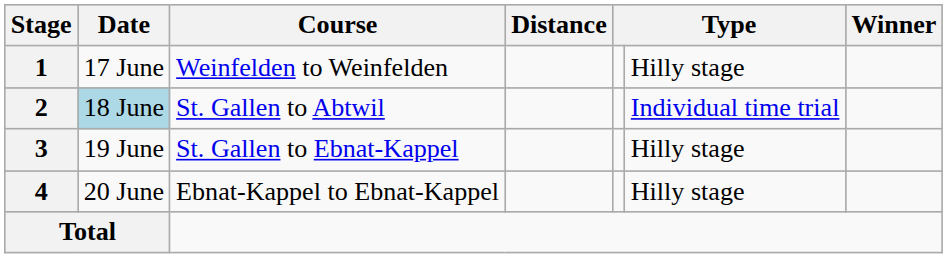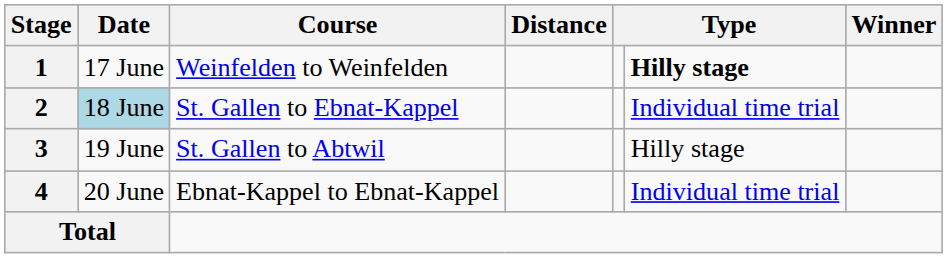(688, 66) normal -> (690, 66) bold
(280, 107) St. Gallen to Abtwil -> (317, 107) St. Gallen to Ebnat-Kappel
(317, 149) St. Gallen to Ebnat-Kappel -> (280, 149) St. Gallen to Abtwil
(688, 190) Hilly stage -> (735, 190) Individual time trial
